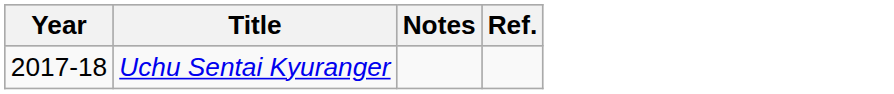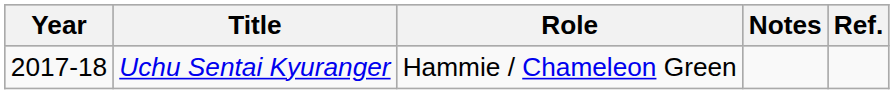+ column: (570, 25)
